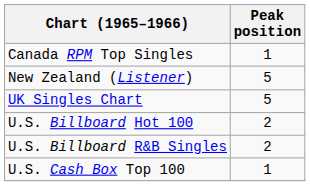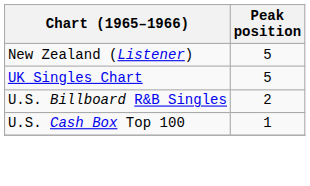- row: (101, 55)
- row: (101, 124)
